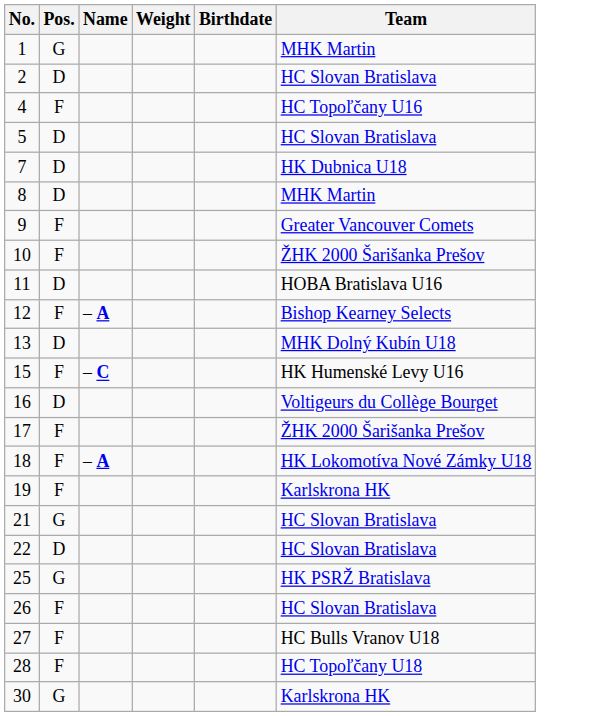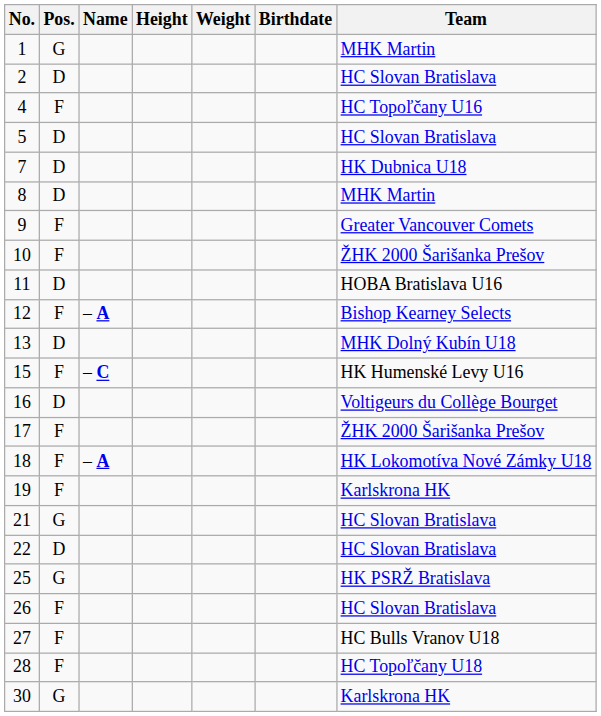+ column: (162, 19)
